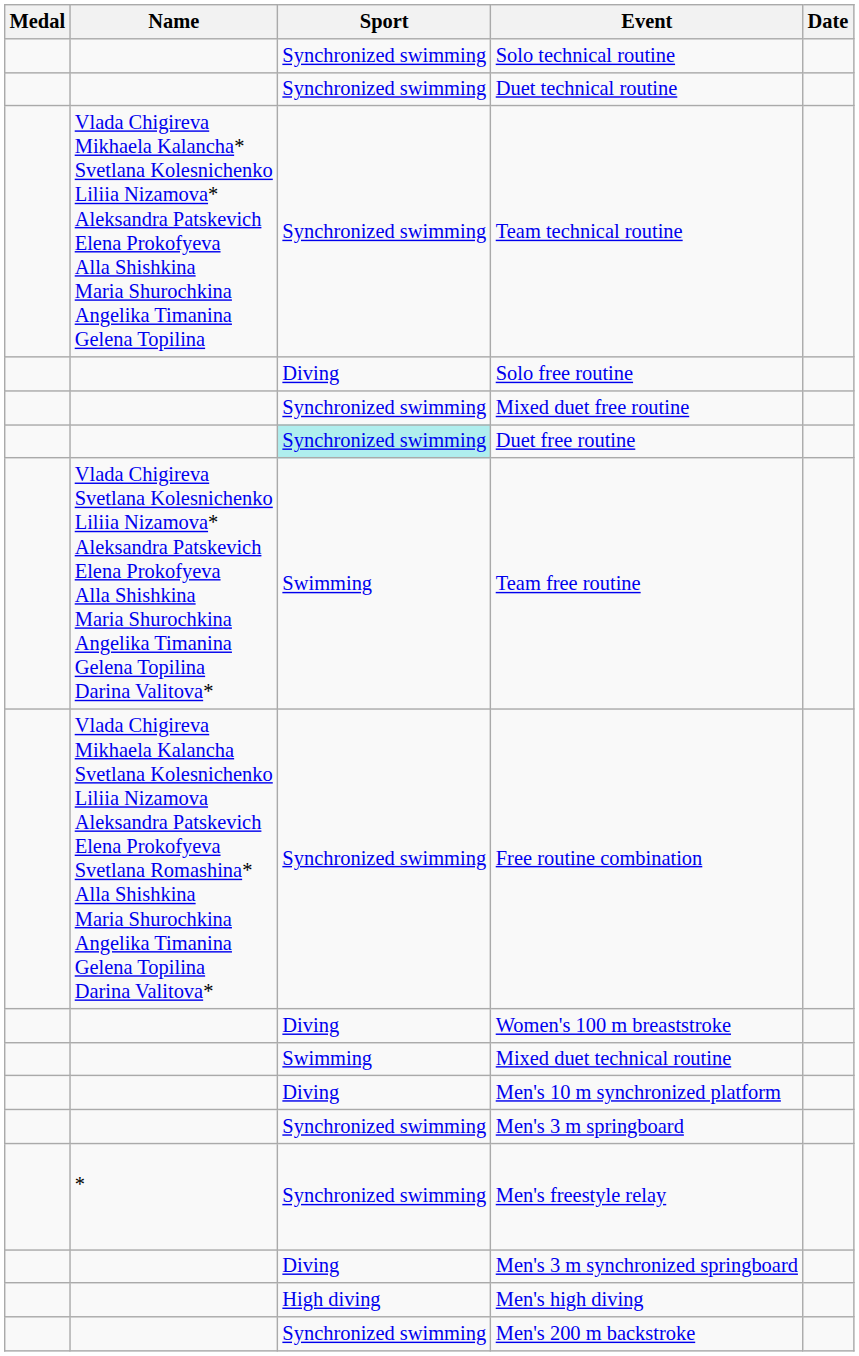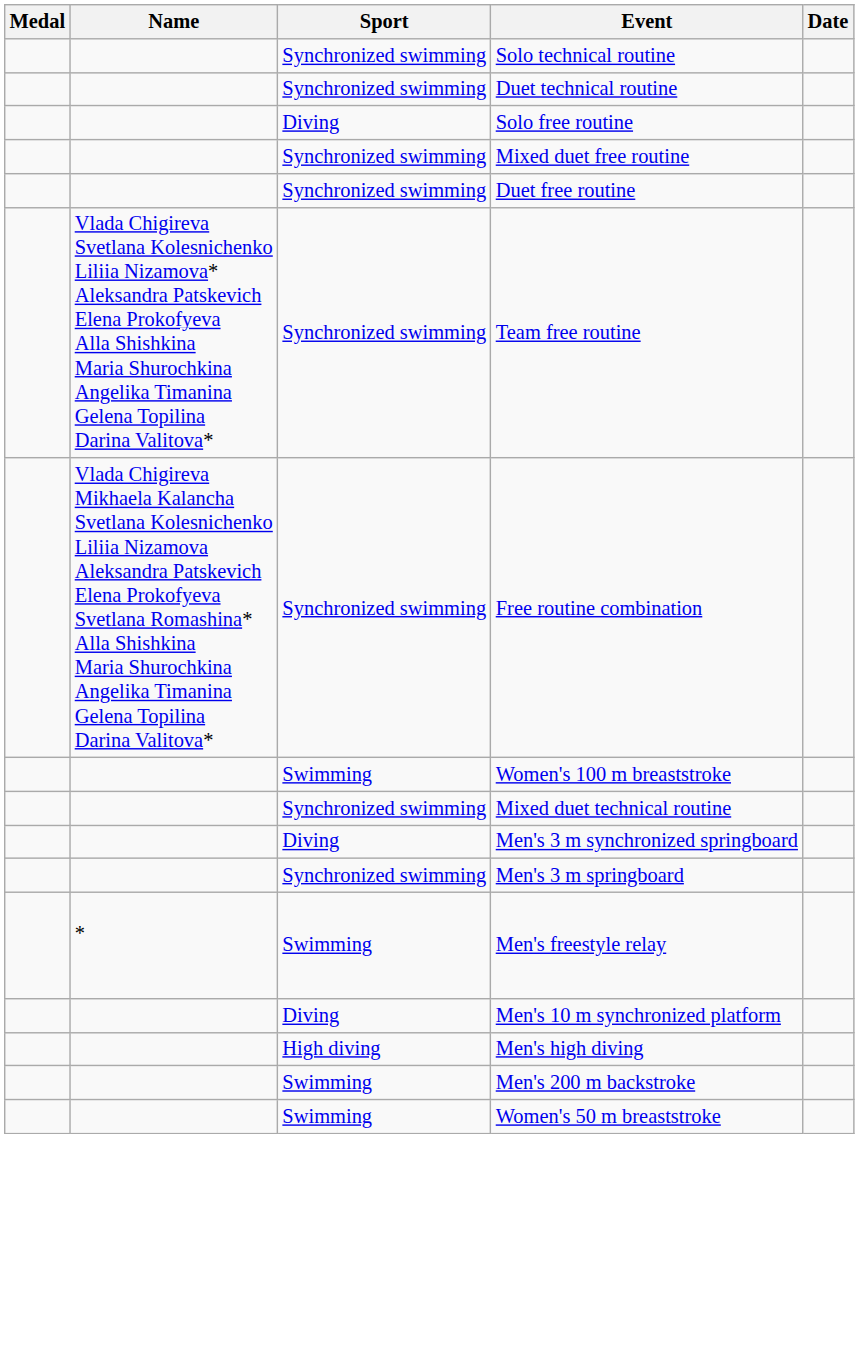- row: (589, 231)
(384, 441) paleturquoise background -> (384, 190) no background
(327, 583) Swimming -> (384, 332) Synchronized swimming
(311, 1025) Diving -> (327, 774) Swimming
(327, 1059) Swimming -> (384, 808) Synchronized swimming
rows swapped: (647, 1266) <-> (638, 1092)
(384, 1196) Synchronized swimming -> (327, 945) Swimming
(384, 1333) Synchronized swimming -> (327, 1082) Swimming
+ row: (608, 1116)
